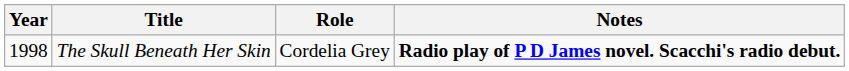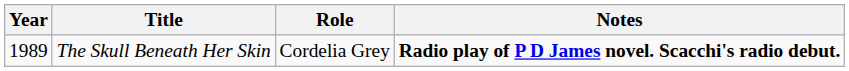(28, 50) 1998 -> (28, 50) 1989
